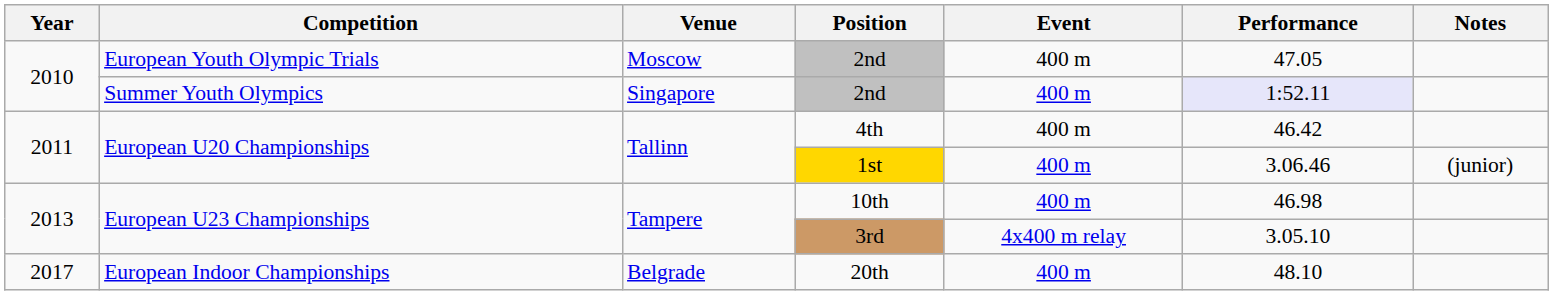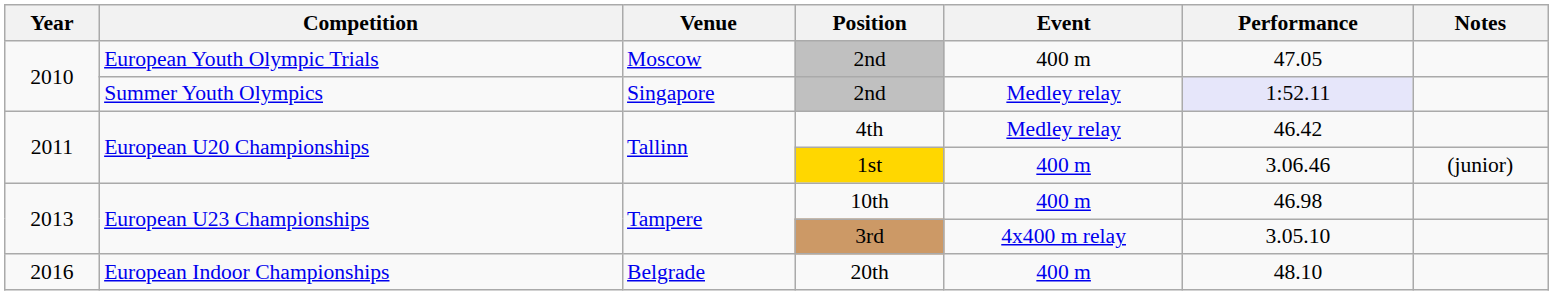(1064, 93) 400 m -> (1064, 93) Medley relay
(1064, 129) 400 m -> (1064, 129) Medley relay
(52, 272) 2017 -> (52, 272) 2016
